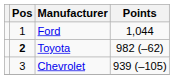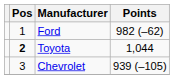(140, 31) 1,044 -> (140, 31) 982 (–62)
(140, 48) 982 (–62) -> (140, 48) 1,044
